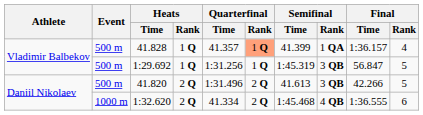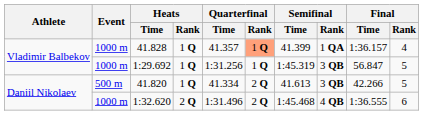(109, 48) 500 m -> (111, 48) 1000 m
(109, 66) 500 m -> (111, 66) 1000 m
(188, 84) 2 Q -> (188, 84) 1 Q
(224, 84) 1:31.496 -> (224, 84) 41.334
(224, 101) 41.334 -> (224, 101) 1:31.496
